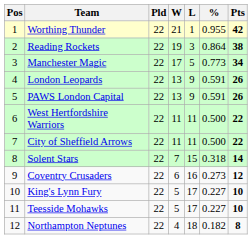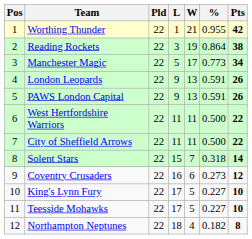columns swapped: (177, 12) <-> (192, 12)
